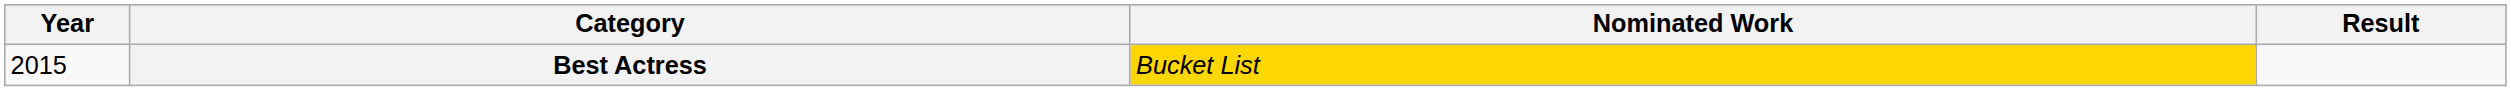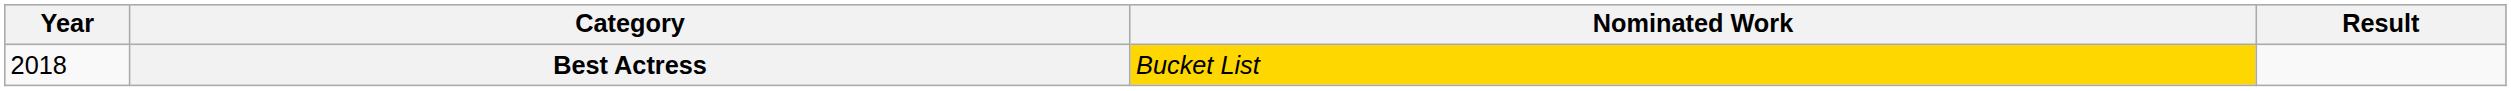(39, 64) 2015 -> (39, 64) 2018
